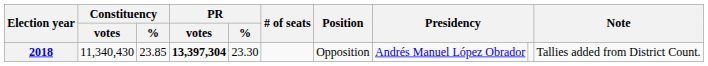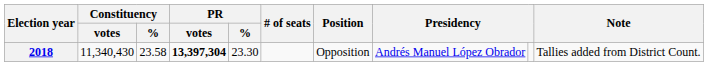(153, 52) 23.85 -> (153, 52) 23.58
